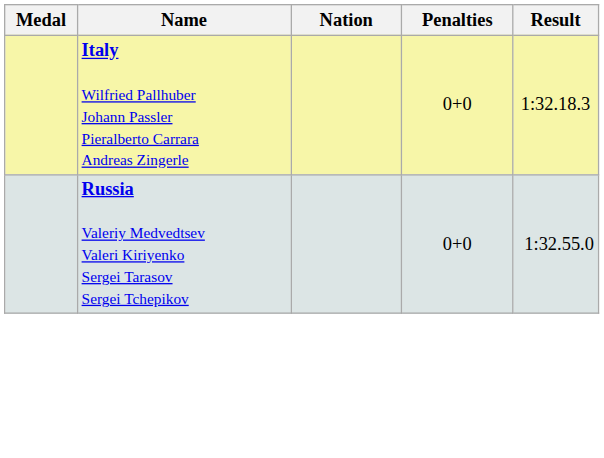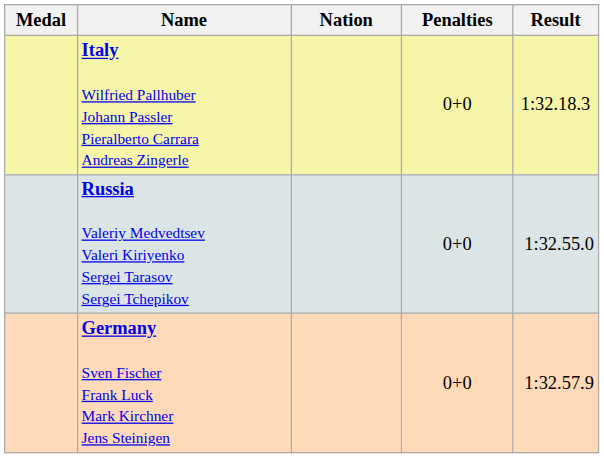+ row: (127, 383)
